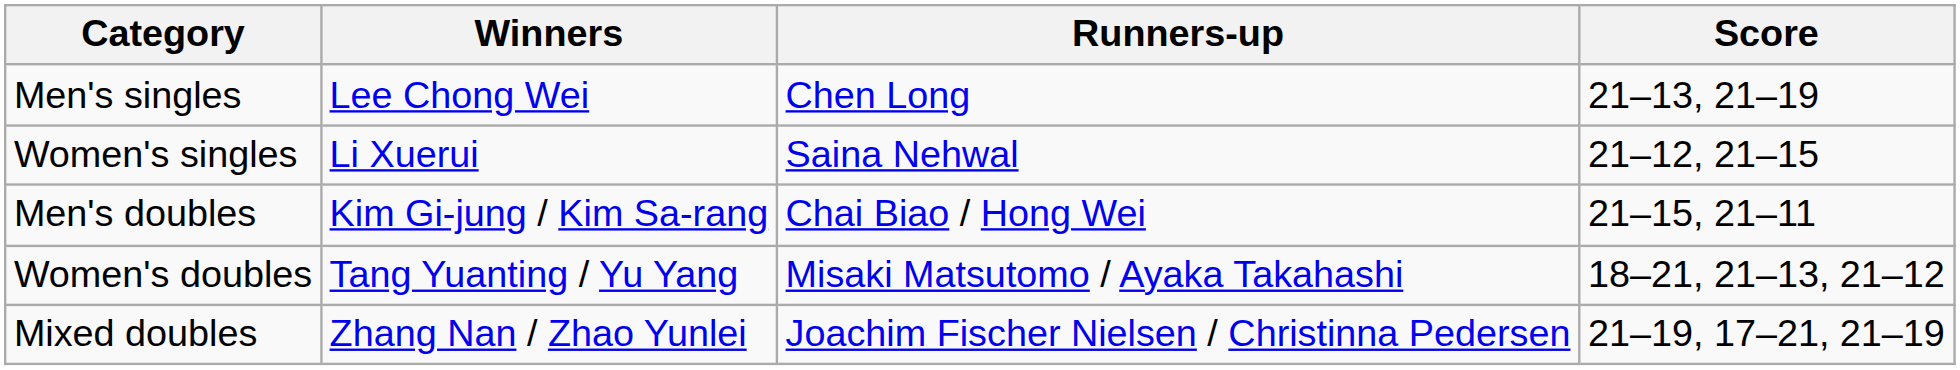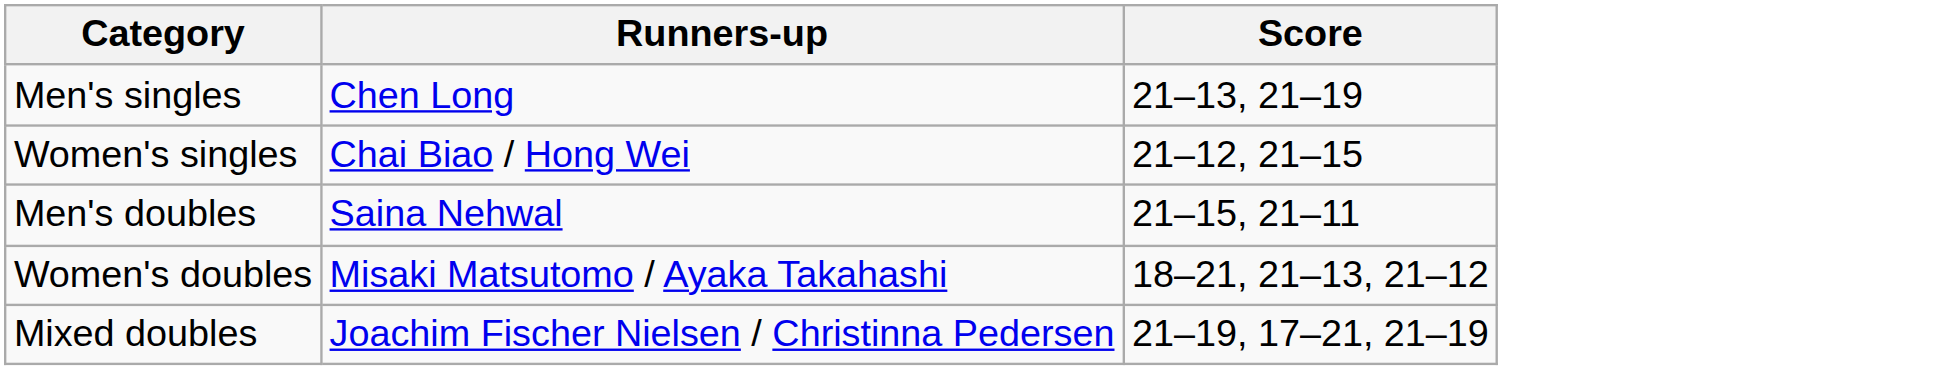- column: (549, 34)
(902, 154) Saina Nehwal -> (510, 154) Chai Biao / Hong Wei
(966, 214) Chai Biao / Hong Wei -> (446, 214) Saina Nehwal
